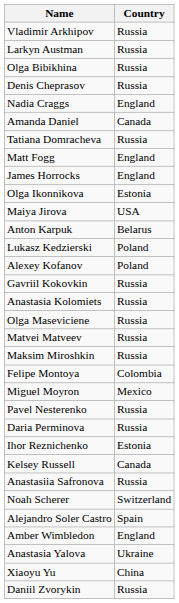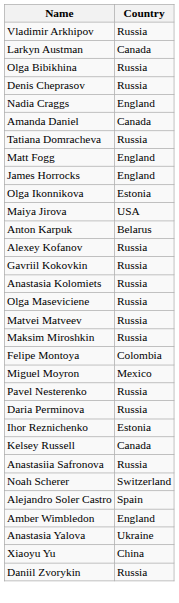(132, 49) Russia -> (134, 49) Canada
- row: (49, 247)
(133, 265) Poland -> (132, 247) Russia
